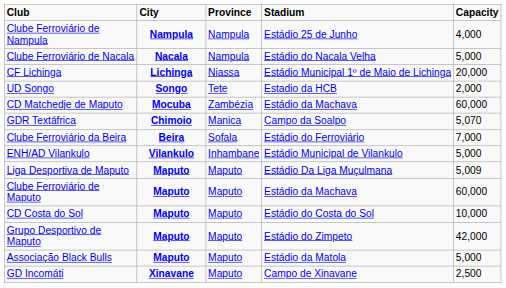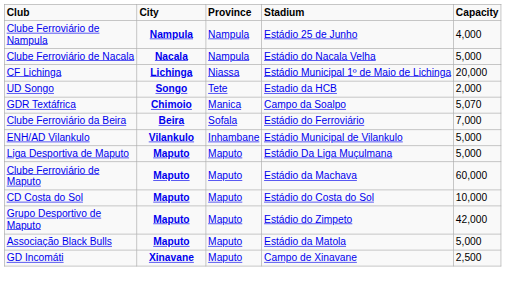- row: (65, 105)
(469, 170) 5,009 -> (469, 154) 5,000
